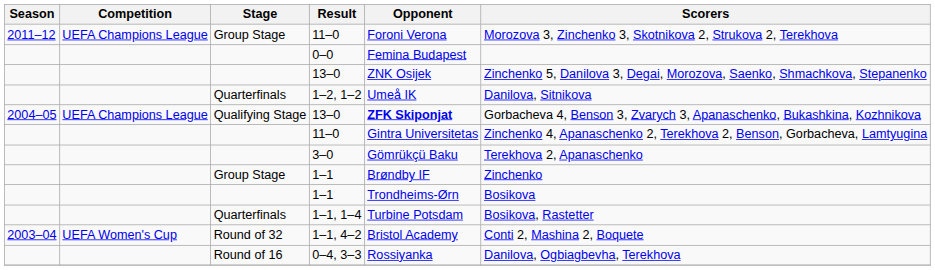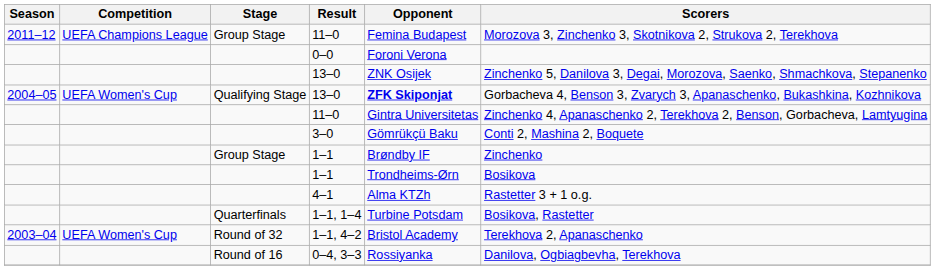(407, 34) Foroni Verona -> (417, 34) Femina Budapest
(417, 54) Femina Budapest -> (407, 54) Foroni Verona
- row: (250, 94)
(135, 114) UEFA Champions League -> (120, 94) UEFA Women's Cup
(563, 154) Terekhova 2, Apanaschenko -> (564, 134) Conti 2, Mashina 2, Boquete
+ row: (260, 195)
(564, 235) Conti 2, Mashina 2, Boquete -> (563, 235) Terekhova 2, Apanaschenko
